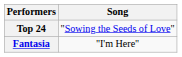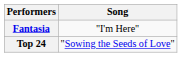rows swapped: (31, 28) <-> (31, 44)
